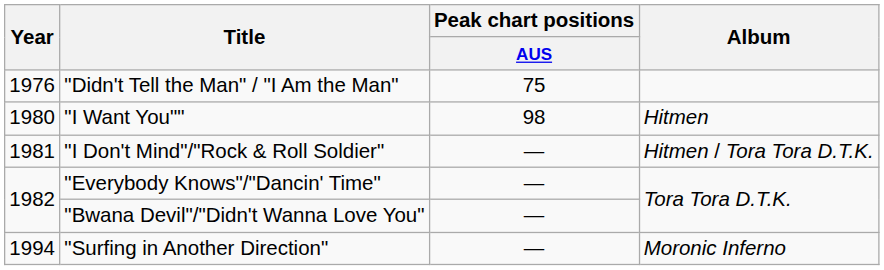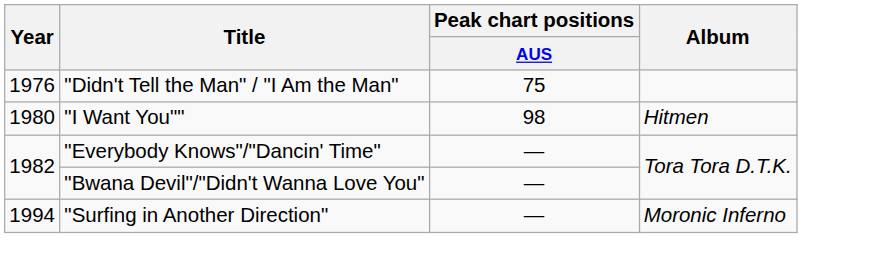- row: (224, 150)
